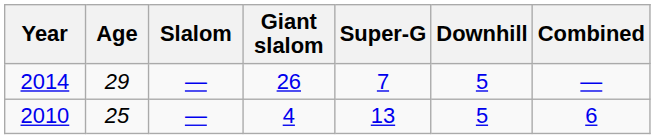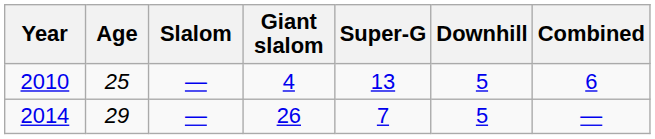rows swapped: (45, 116) <-> (45, 81)
